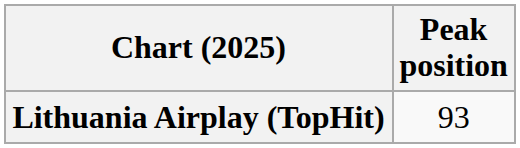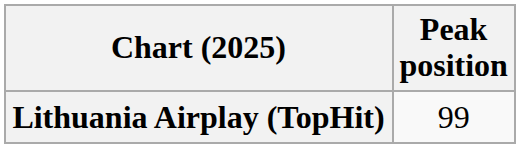(454, 116) 93 -> (454, 116) 99
